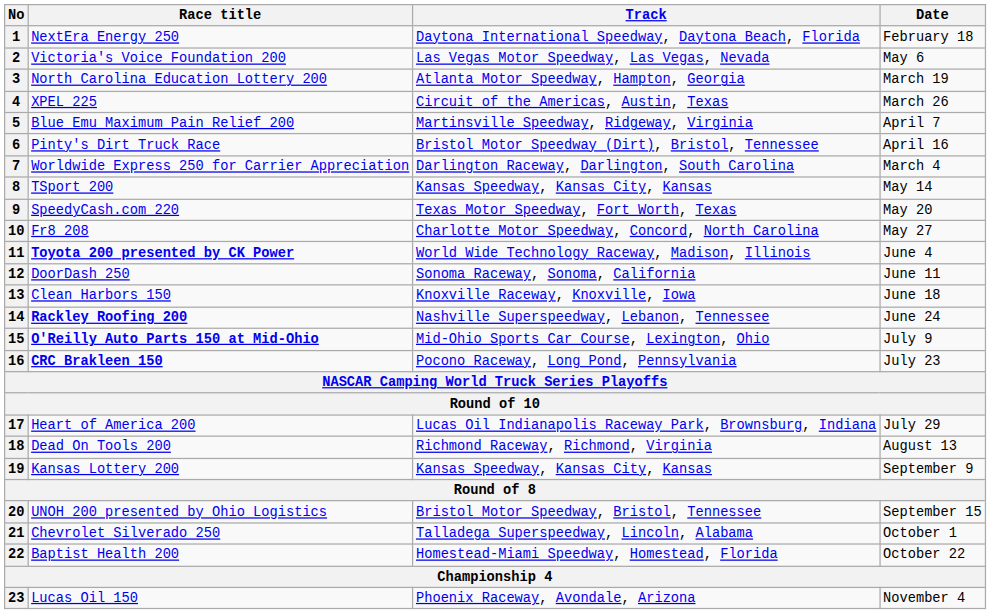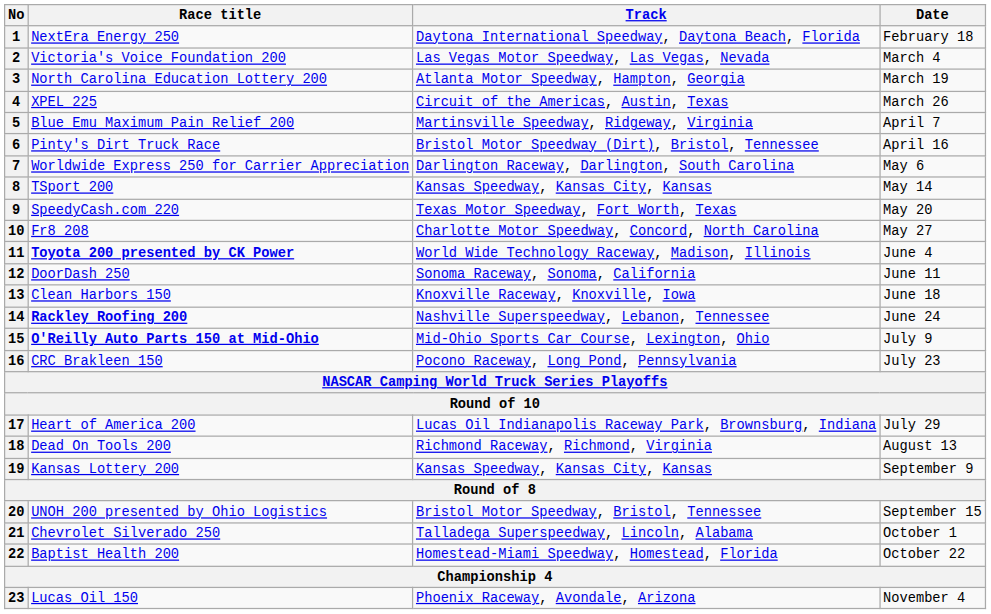(904, 59) May 6 -> (912, 59) March 4
(912, 167) March 4 -> (904, 167) May 6
(97, 361) bold -> (97, 361) normal
